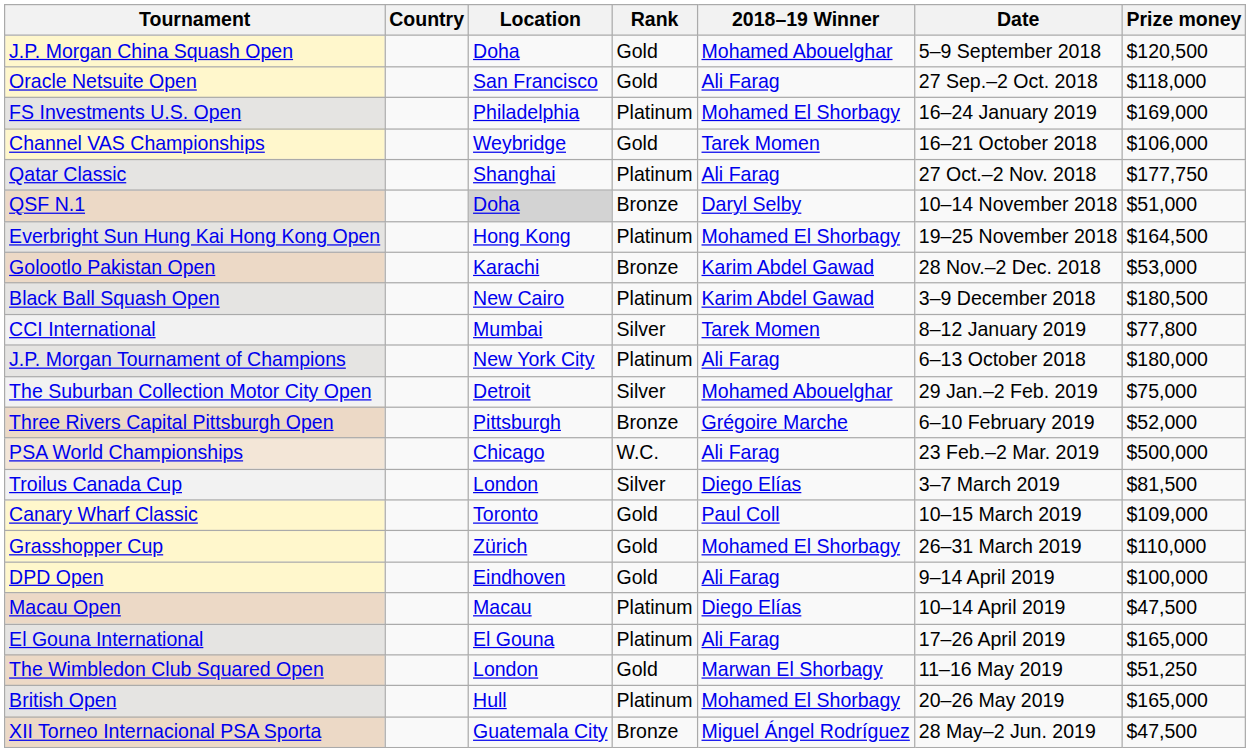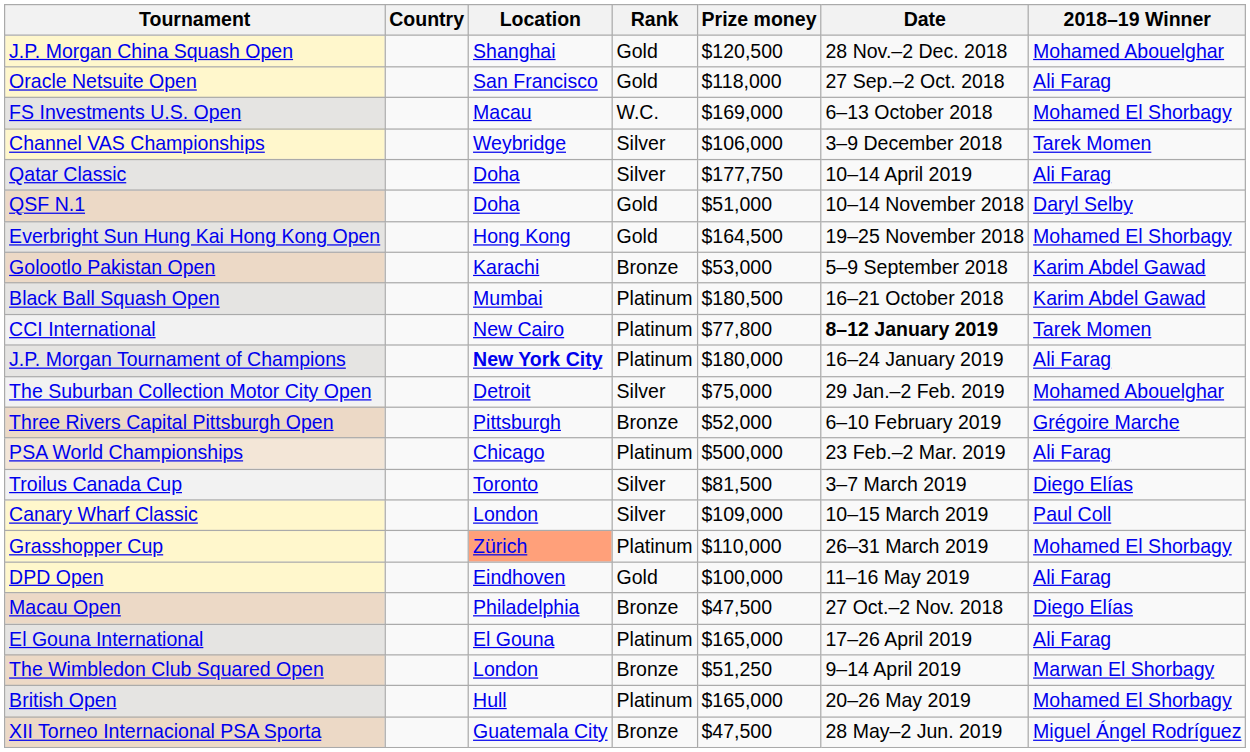columns swapped: (1184, 19) <-> (806, 19)
(496, 50) Doha -> (514, 50) Shanghai
(1010, 50) 5–9 September 2018 -> (916, 50) 28 Nov.–2 Dec. 2018
(526, 112) Philadelphia -> (502, 112) Macau
(655, 112) Platinum -> (638, 112) W.C.
(1008, 112) 16–24 January 2019 -> (909, 112) 6–13 October 2018
(637, 143) Gold -> (641, 143) Silver
(1008, 143) 16–21 October 2018 -> (914, 143) 3–9 December 2018
(514, 174) Shanghai -> (496, 174) Doha
(655, 174) Platinum -> (641, 174) Silver
(1008, 174) 27 Oct.–2 Nov. 2018 -> (899, 174) 10–14 April 2019
(496, 205) lightgrey background -> (496, 205) no background
(648, 205) Bronze -> (637, 205) Gold
(655, 236) Platinum -> (637, 236) Gold
(1010, 267) 28 Nov.–2 Dec. 2018 -> (917, 267) 5–9 September 2018
(519, 298) New Cairo -> (508, 298) Mumbai
(1007, 298) 3–9 December 2018 -> (915, 298) 16–21 October 2018
(508, 329) Mumbai -> (519, 329) New Cairo
(641, 329) Silver -> (655, 329) Platinum
(1002, 329) normal -> (912, 329) bold
(534, 360) normal -> (538, 360) bold
(1002, 360) 6–13 October 2018 -> (915, 360) 16–24 January 2019
(638, 453) W.C. -> (655, 453) Platinum
(506, 484) London -> (506, 484) Toronto
(506, 515) Toronto -> (506, 515) London
(637, 515) Gold -> (641, 515) Silver
(500, 546) no background -> (500, 546) lightsalmon background
(637, 546) Gold -> (655, 546) Platinum
(987, 577) 9–14 April 2019 -> (898, 577) 11–16 May 2019
(502, 608) Macau -> (526, 608) Philadelphia
(655, 608) Platinum -> (648, 608) Bronze
(992, 608) 10–14 April 2019 -> (914, 608) 27 Oct.–2 Nov. 2018
(637, 670) Gold -> (648, 670) Bronze
(991, 670) 11–16 May 2019 -> (893, 670) 9–14 April 2019
